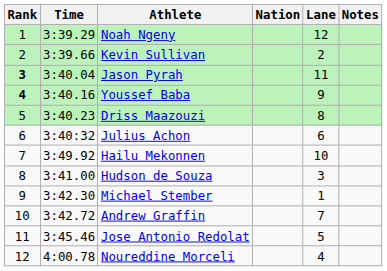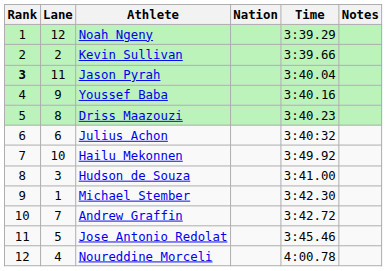columns swapped: (321, 15) <-> (69, 15)
(22, 95) bold -> (22, 95) normal
